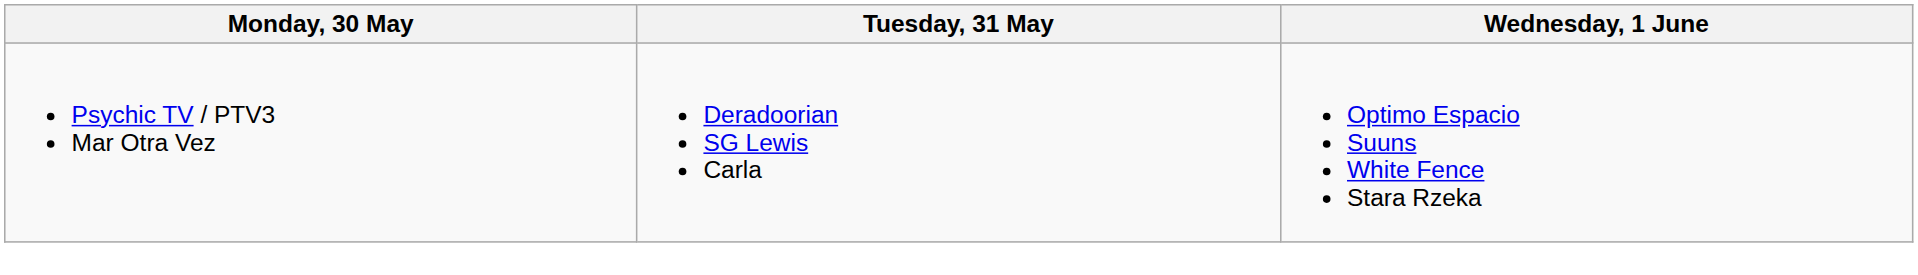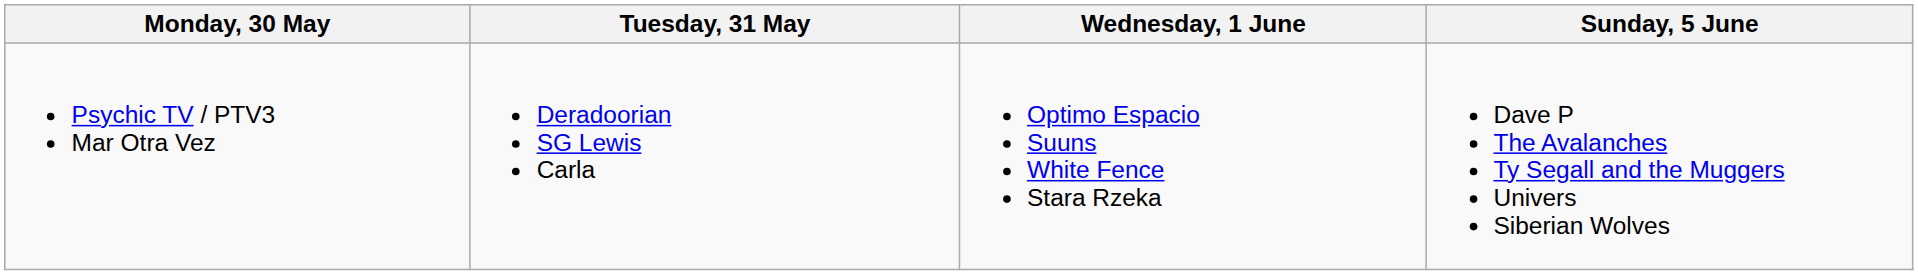+ column: (1670, 23)
